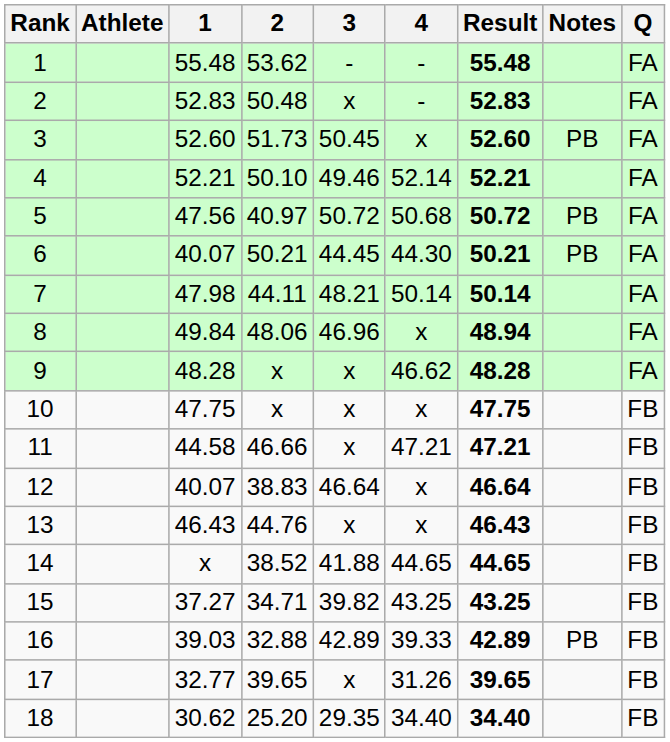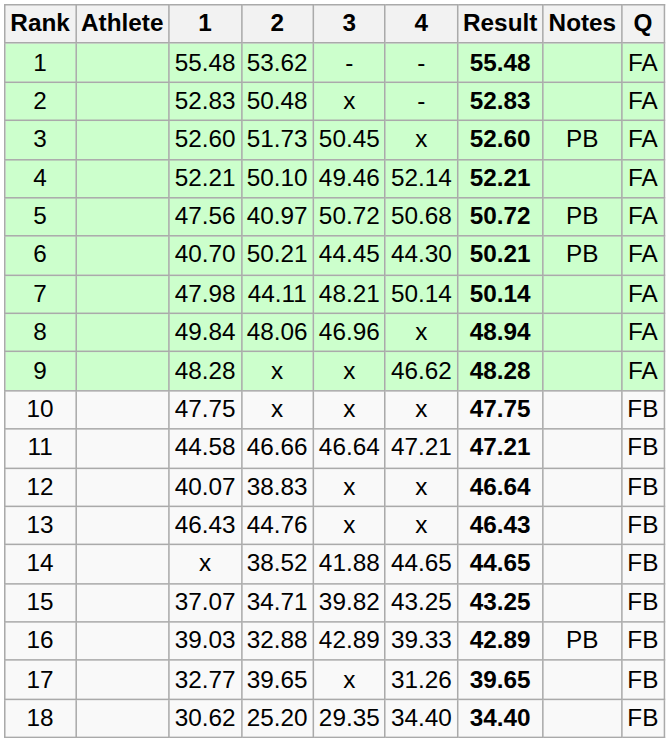(205, 255) 40.07 -> (205, 255) 40.70
(349, 448) x -> (349, 448) 46.64
(349, 486) 46.64 -> (349, 486) x
(205, 602) 37.27 -> (205, 602) 37.07
